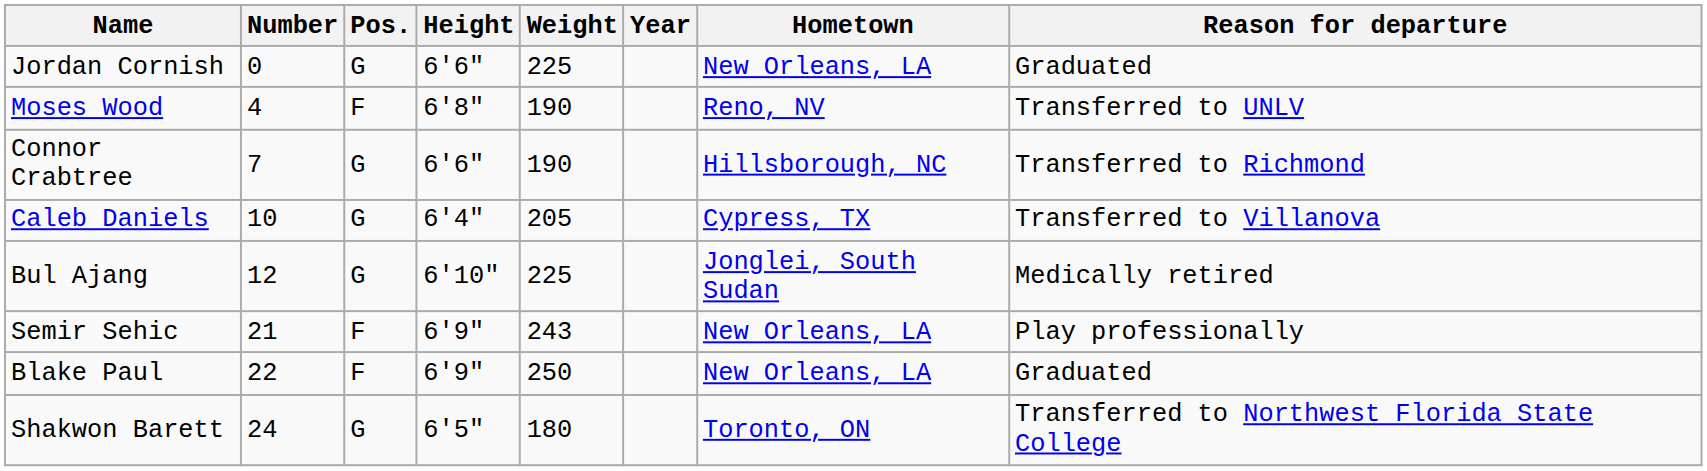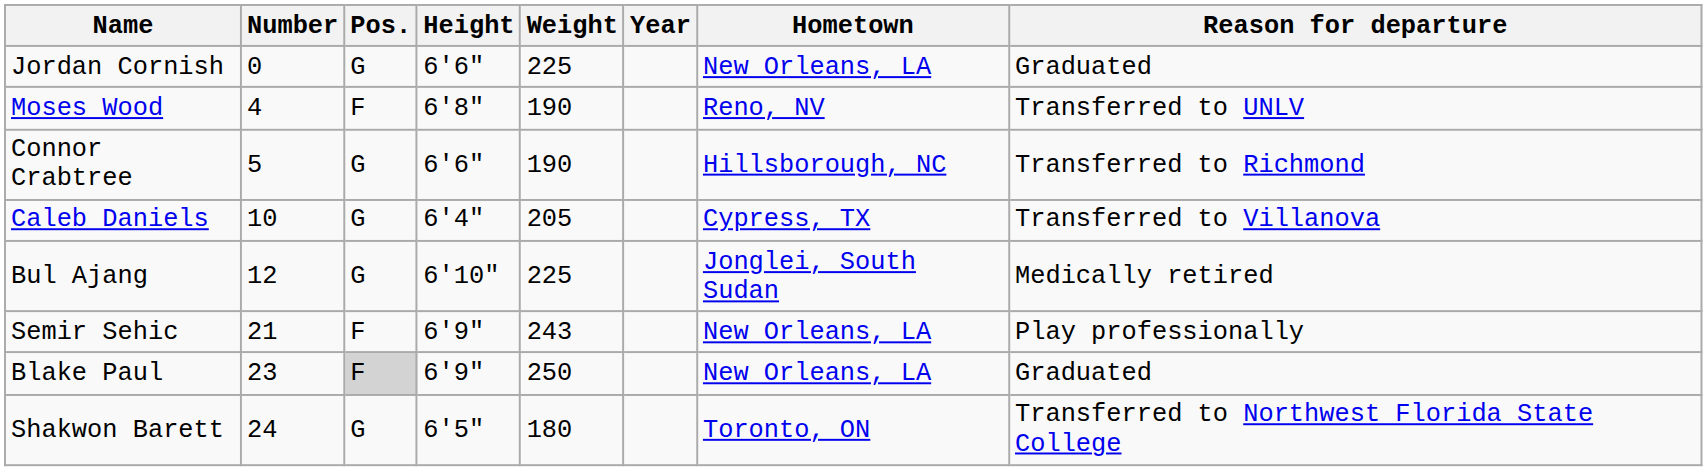(255, 164) 7 -> (255, 164) 5
(262, 373) 22 -> (262, 373) 23
(358, 373) no background -> (358, 373) lightgrey background
